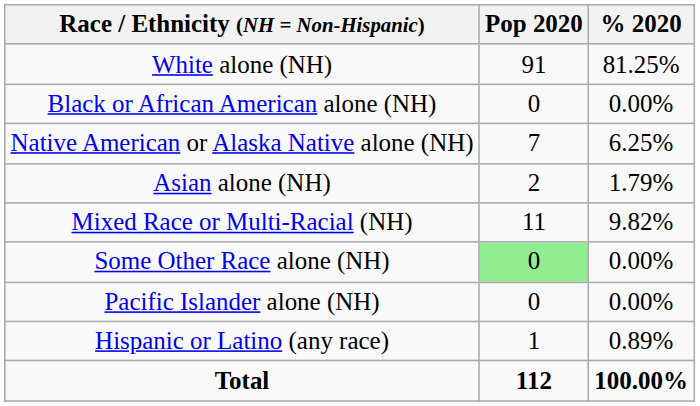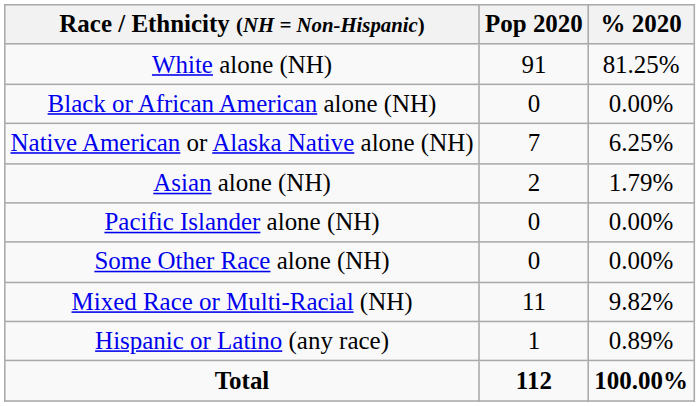rows swapped: (242, 301) <-> (242, 222)
(534, 261) lightgreen background -> (534, 261) no background
